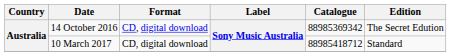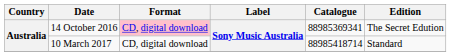(165, 28) no background -> (165, 28) pink background
(335, 28) 88985369342 -> (335, 28) 88985369341
(335, 43) 88985418712 -> (335, 43) 88985418714
